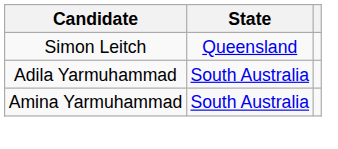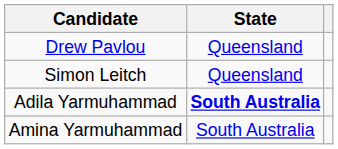+ row: (95, 47)
(250, 75) normal -> (255, 102) bold
